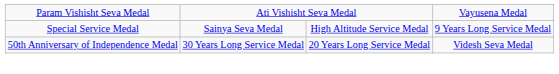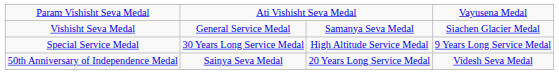+ row: (93, 28)
(243, 28) Sainya Seva Medal -> (243, 45) 30 Years Long Service Medal
(243, 45) 30 Years Long Service Medal -> (243, 61) Sainya Seva Medal
